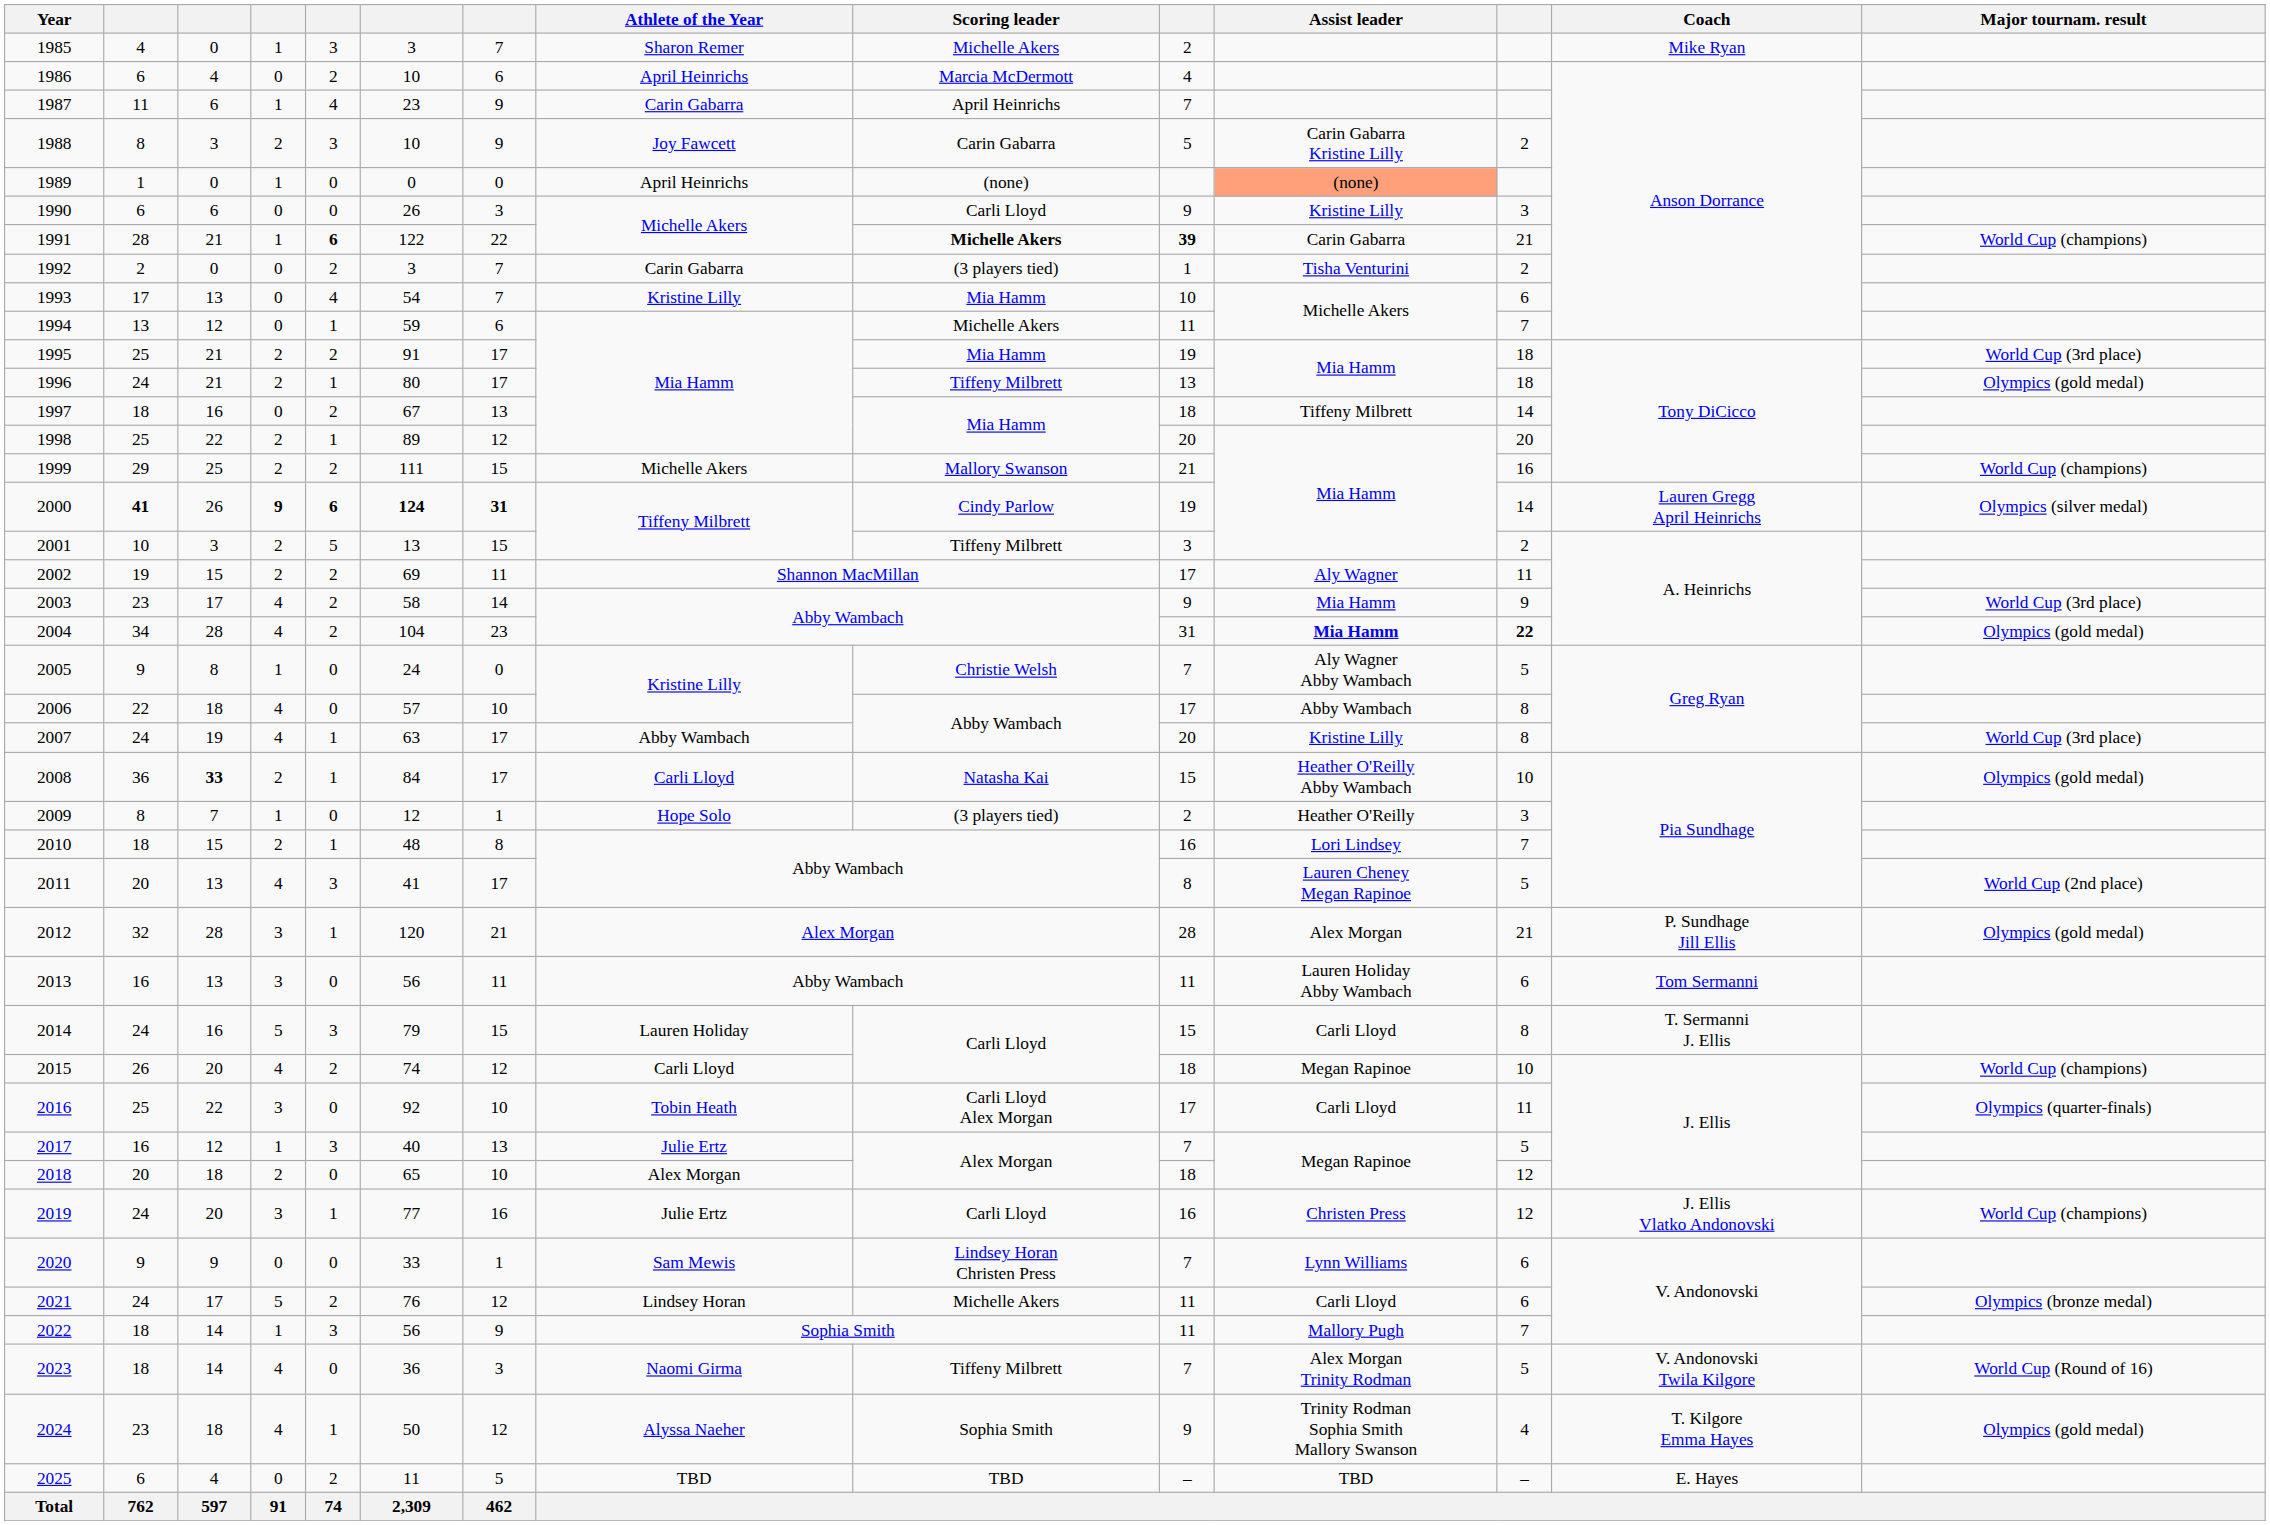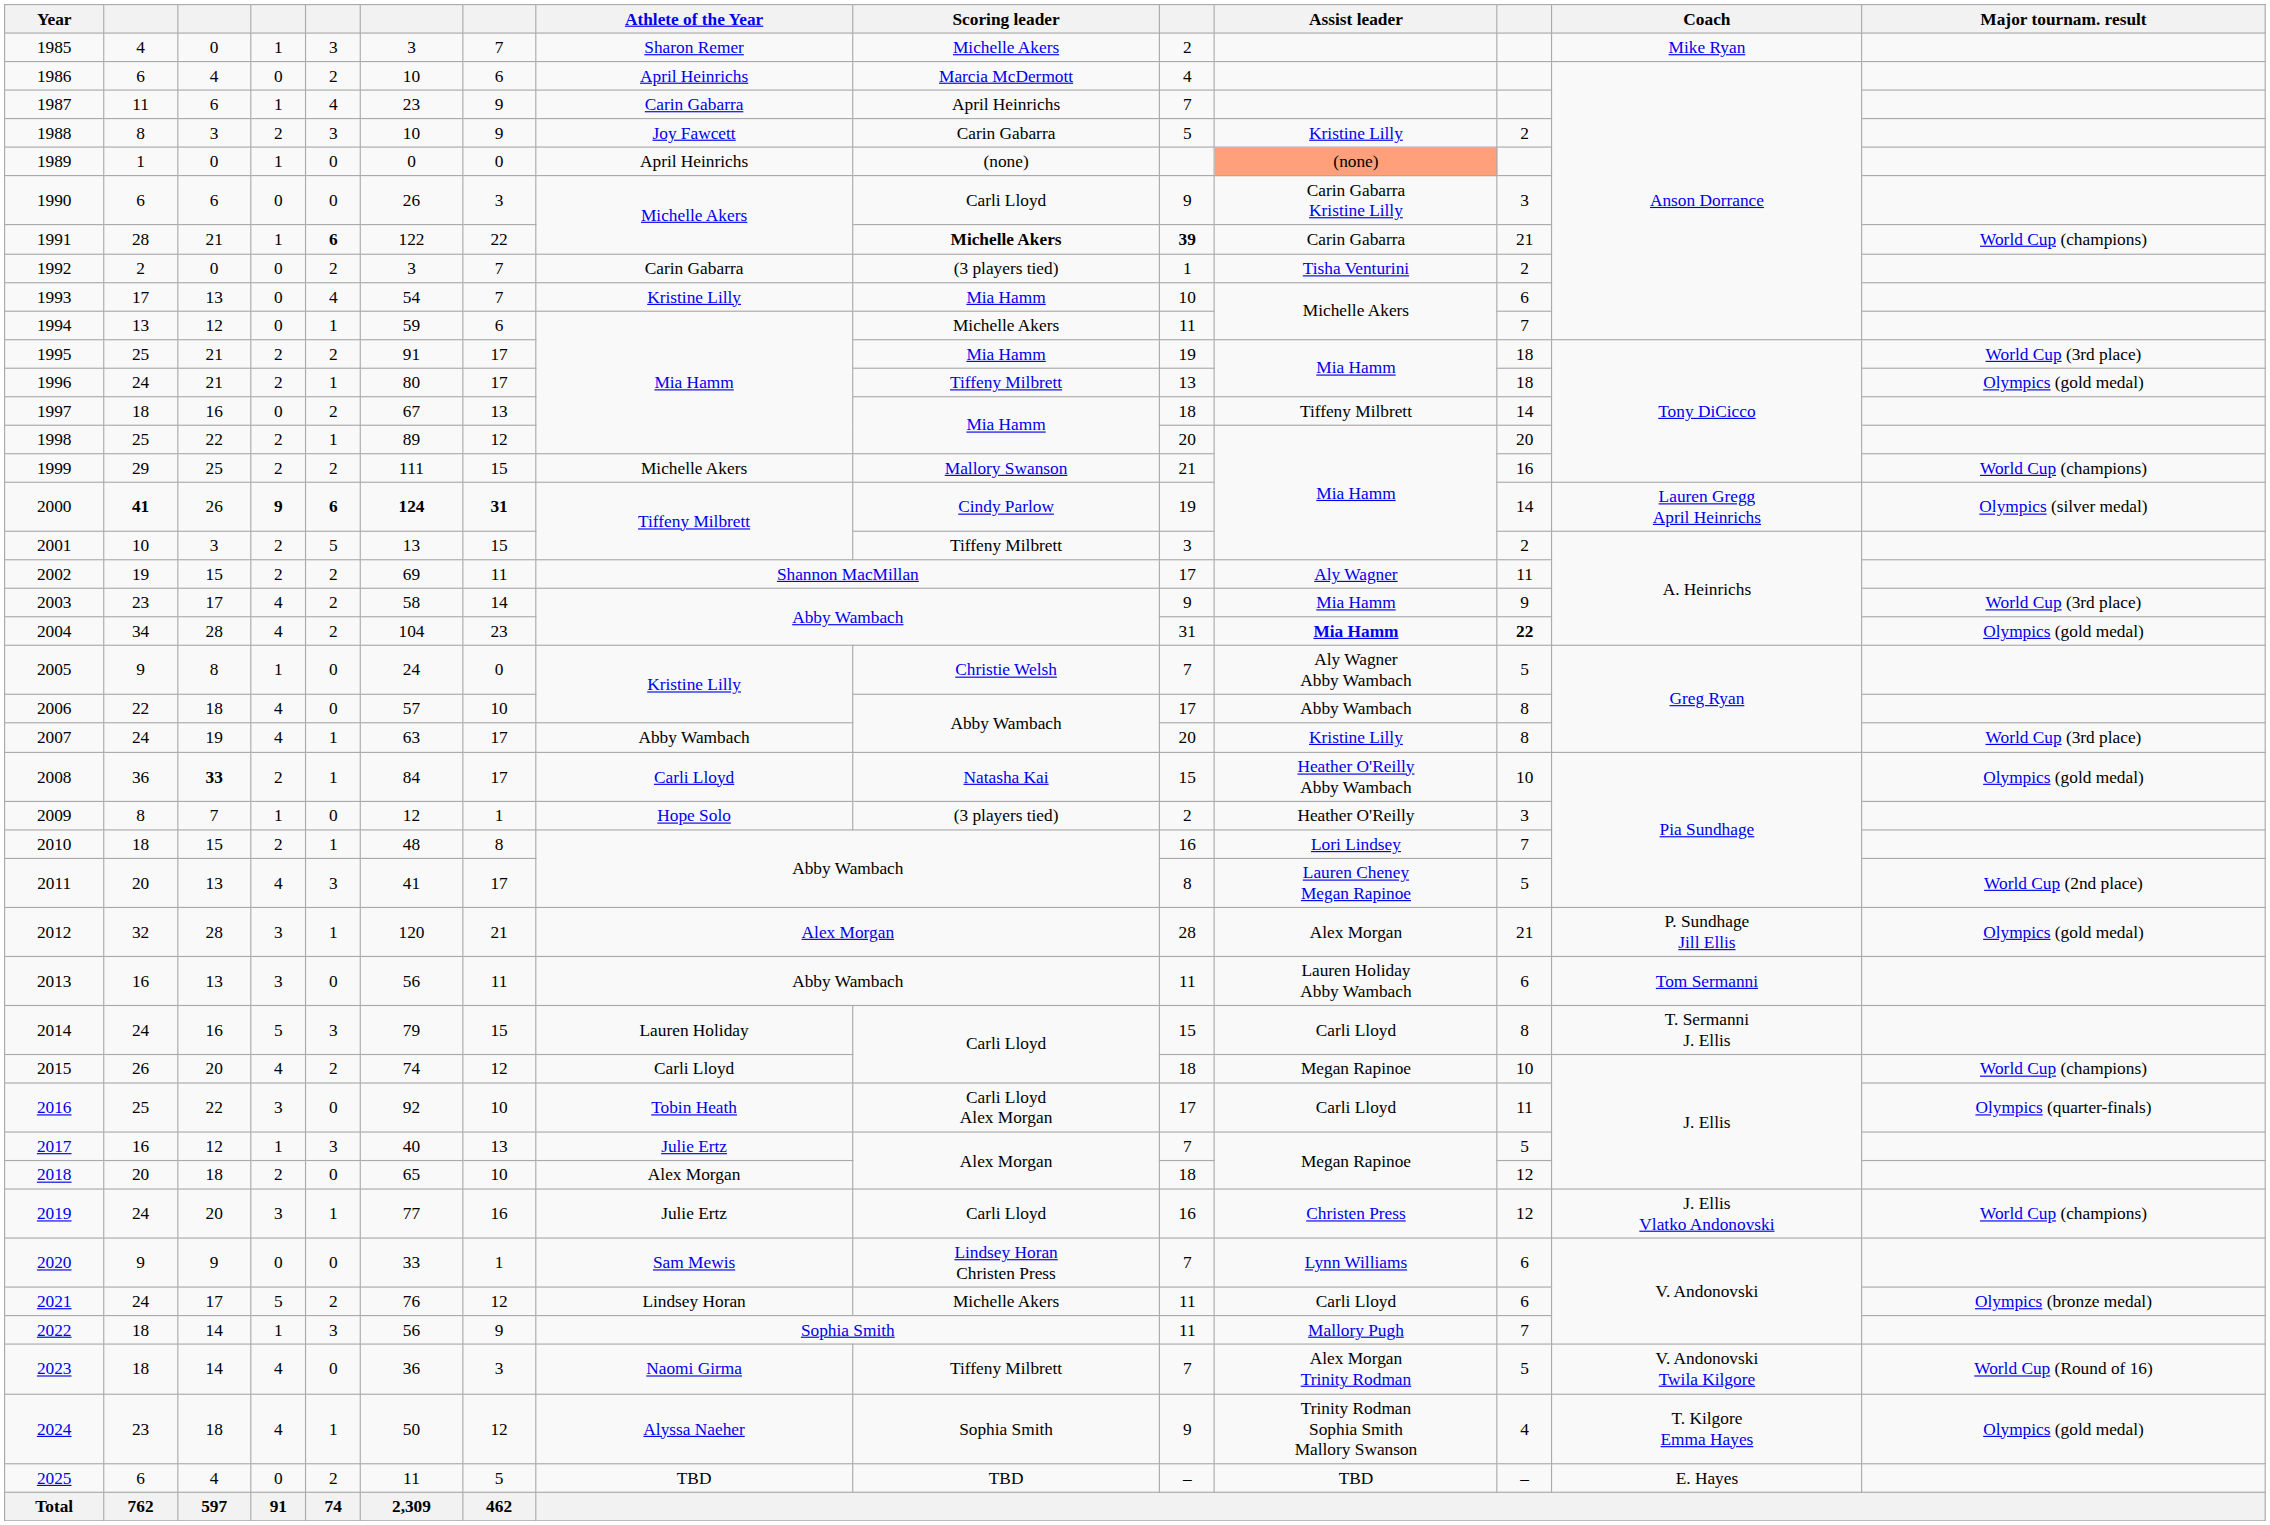(1356, 143) Carin Gabarra Kristine Lilly -> (1356, 133) Kristine Lilly
(1356, 210) Kristine Lilly -> (1356, 200) Carin Gabarra Kristine Lilly
